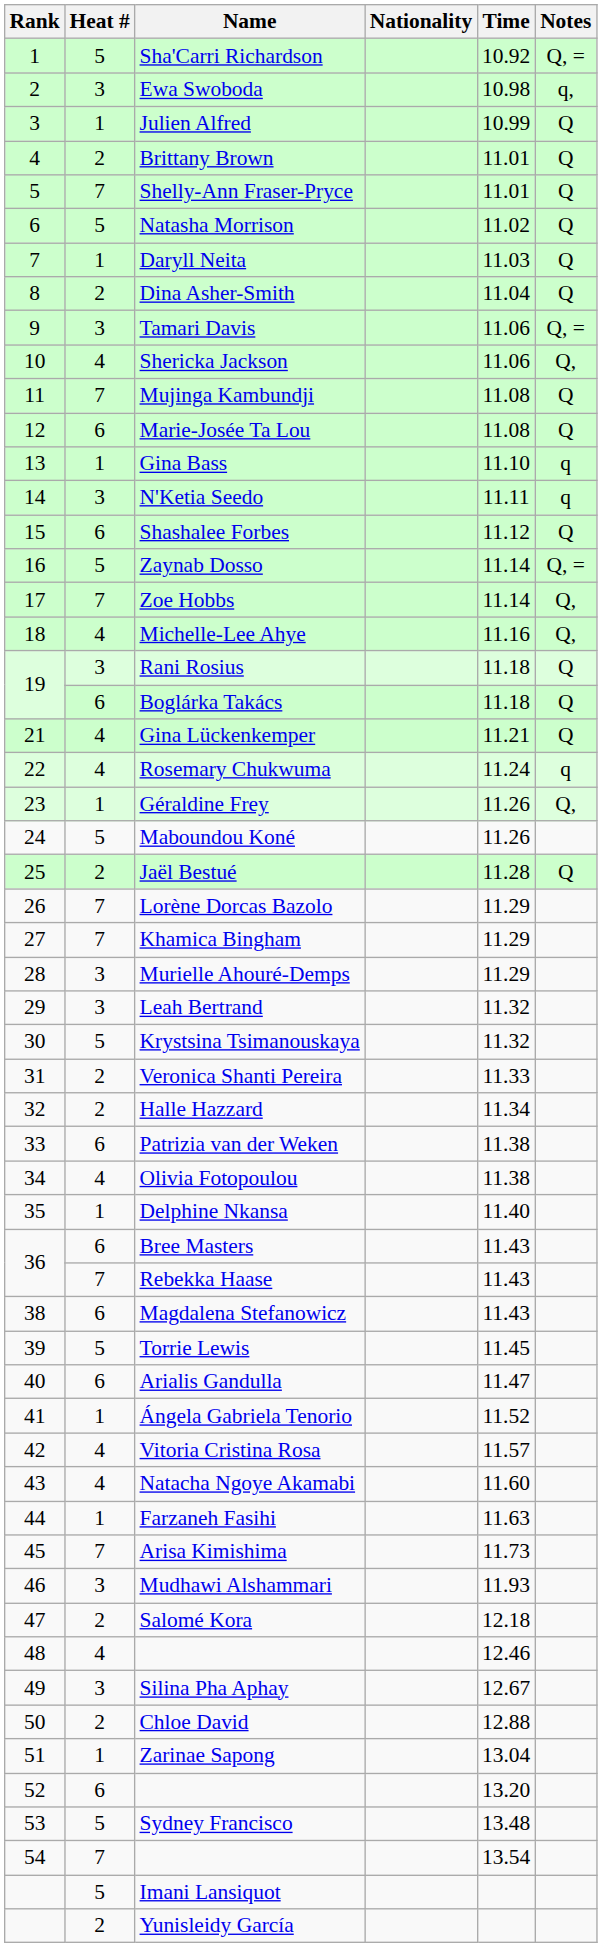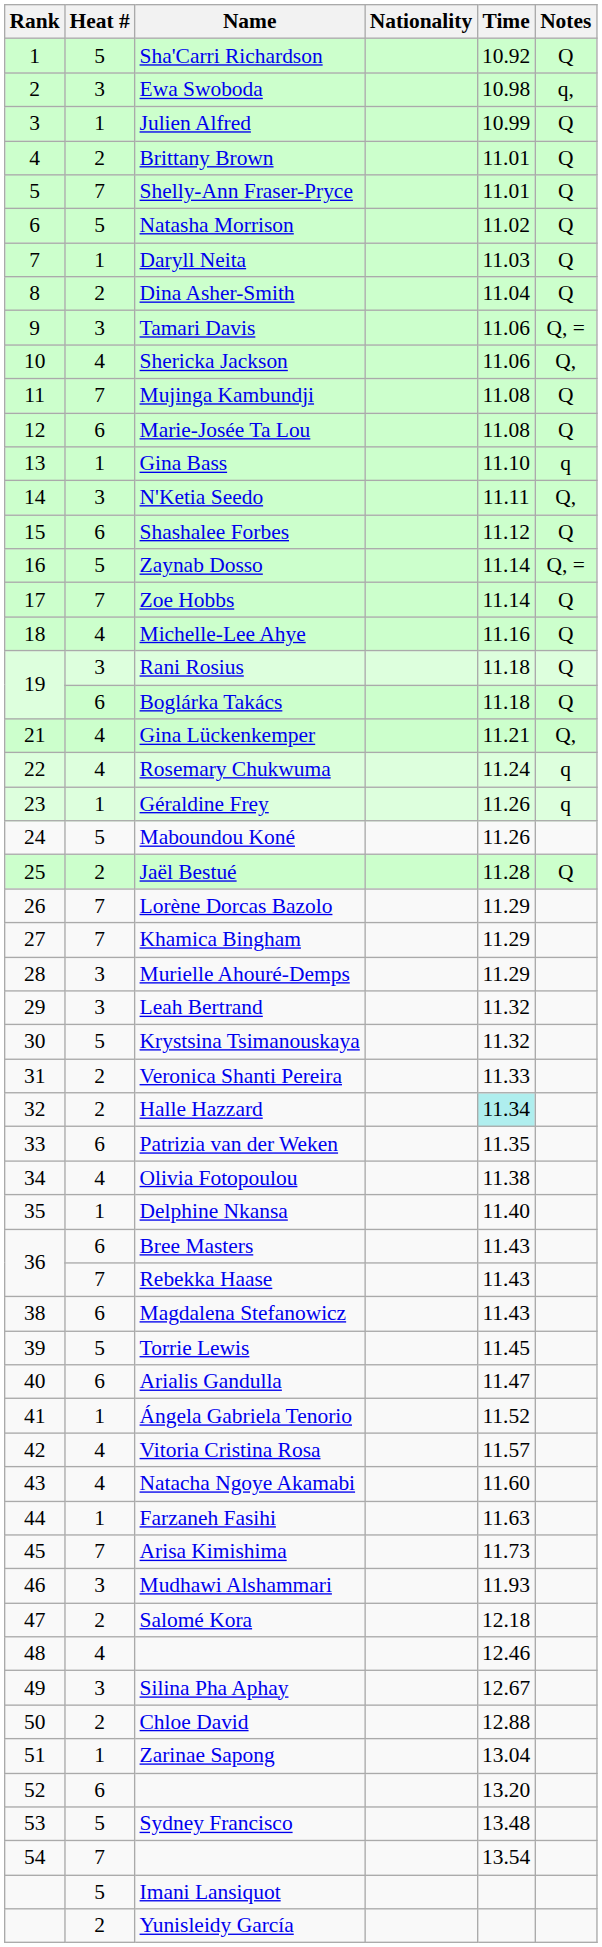(566, 55) Q, = -> (566, 55) Q
(566, 497) q -> (566, 497) Q,
(566, 599) Q, -> (566, 599) Q
(566, 633) Q, -> (566, 633) Q
(566, 735) Q -> (566, 735) Q,
(566, 803) Q, -> (566, 803) q
(506, 1109) no background -> (506, 1109) paleturquoise background
(506, 1143) 11.38 -> (506, 1143) 11.35
